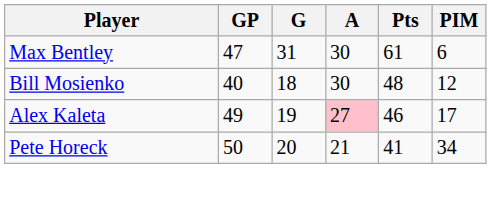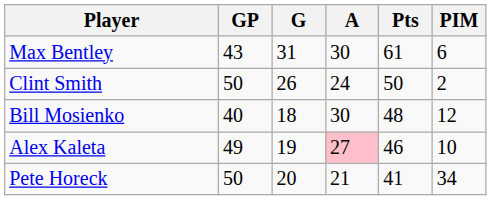(233, 52) 47 -> (233, 52) 43
+ row: (56, 83)
(447, 115) 17 -> (447, 147) 10
